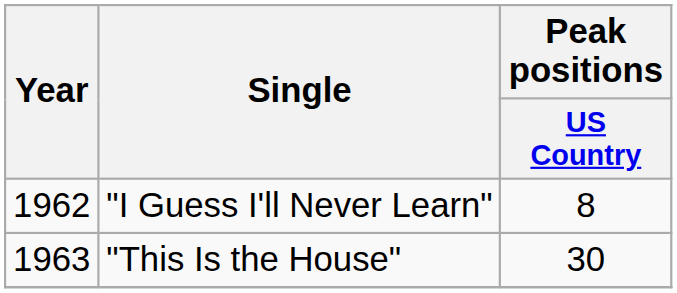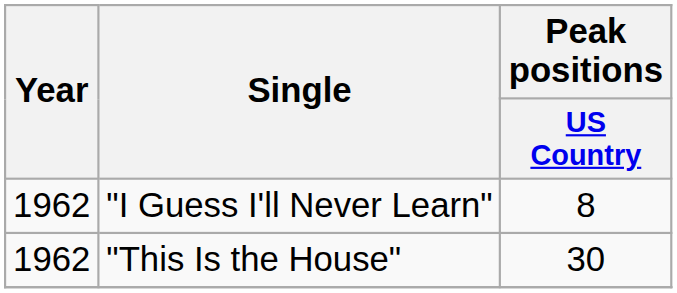(52, 260) 1963 -> (52, 260) 1962
